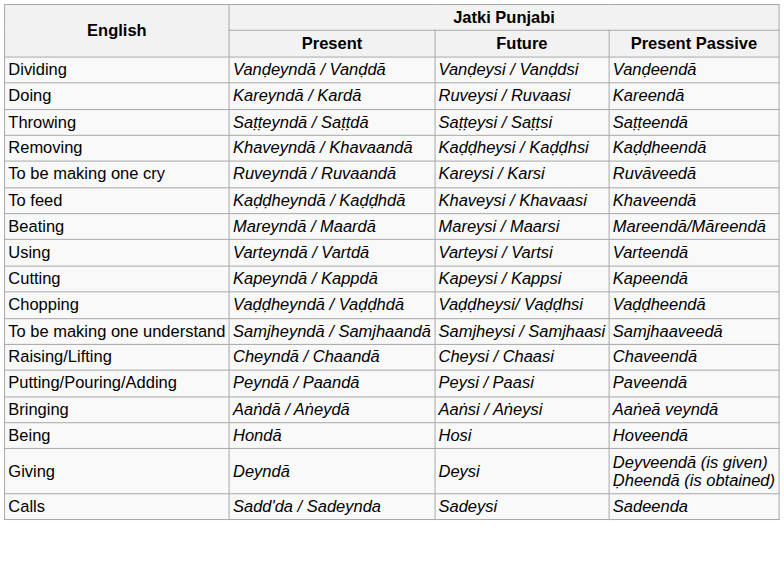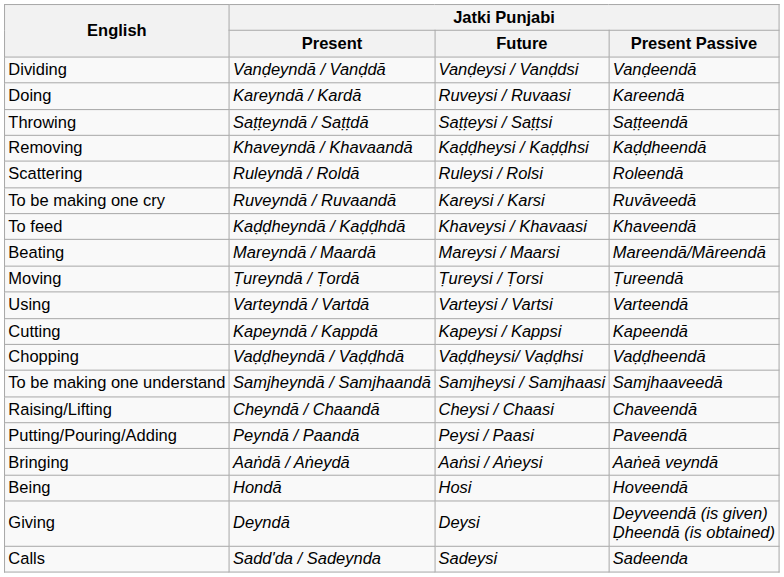+ row: (45, 174)
+ row: (35, 278)
